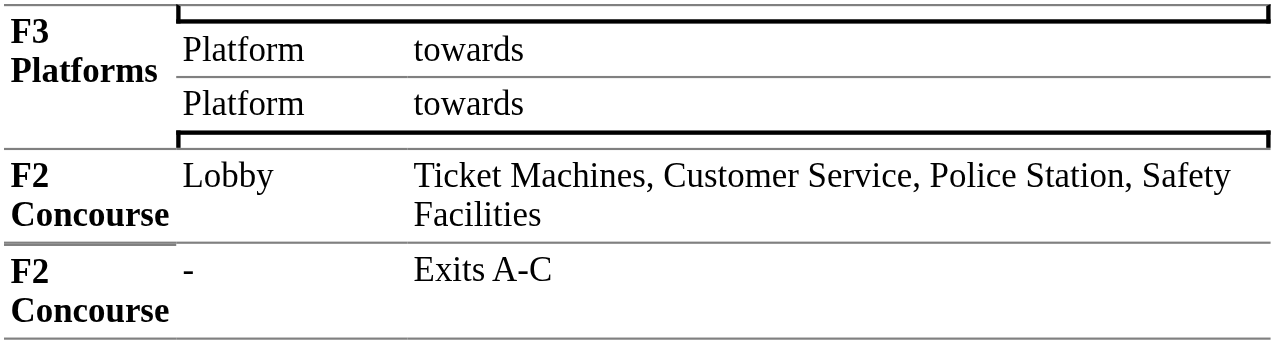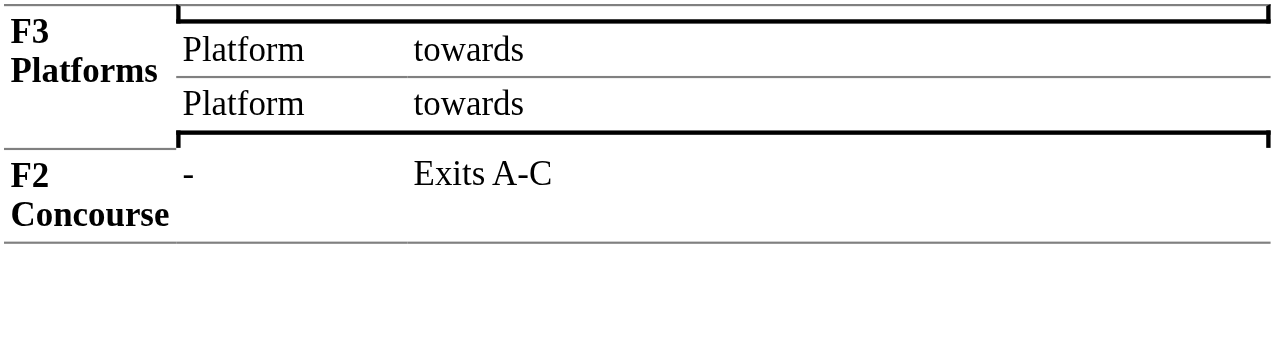- row: (228, 175)
